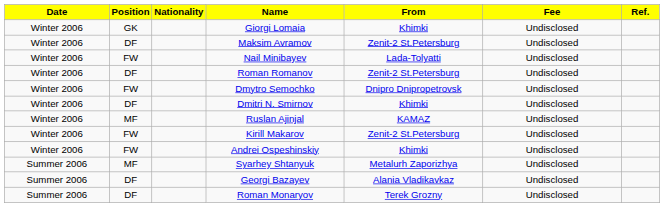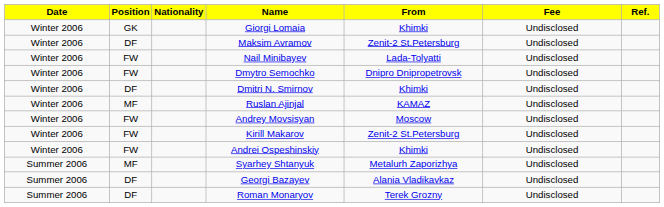- row: (275, 73)
+ row: (275, 119)
